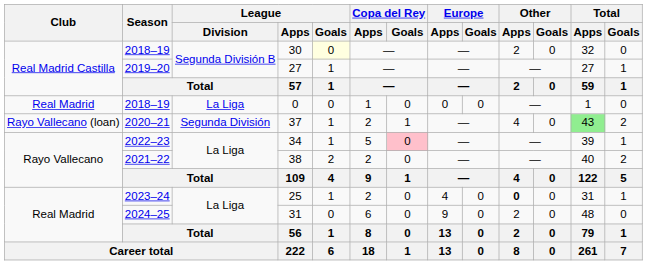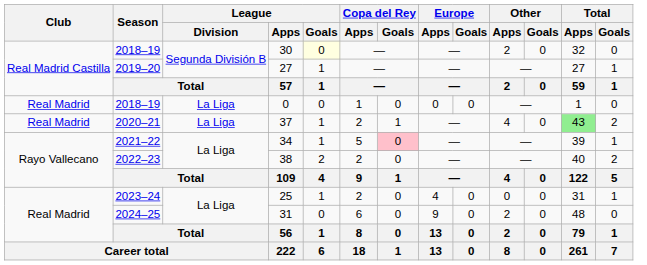(63, 123) Rayo Vallecano (loan) -> (59, 123) Real Madrid
(225, 123) Segunda División -> (216, 123) La Liga
(147, 141) 2022–23 -> (138, 141) 2021–22
(147, 159) 2021–22 -> (138, 159) 2022–23
(516, 196) bold -> (507, 196) normal
